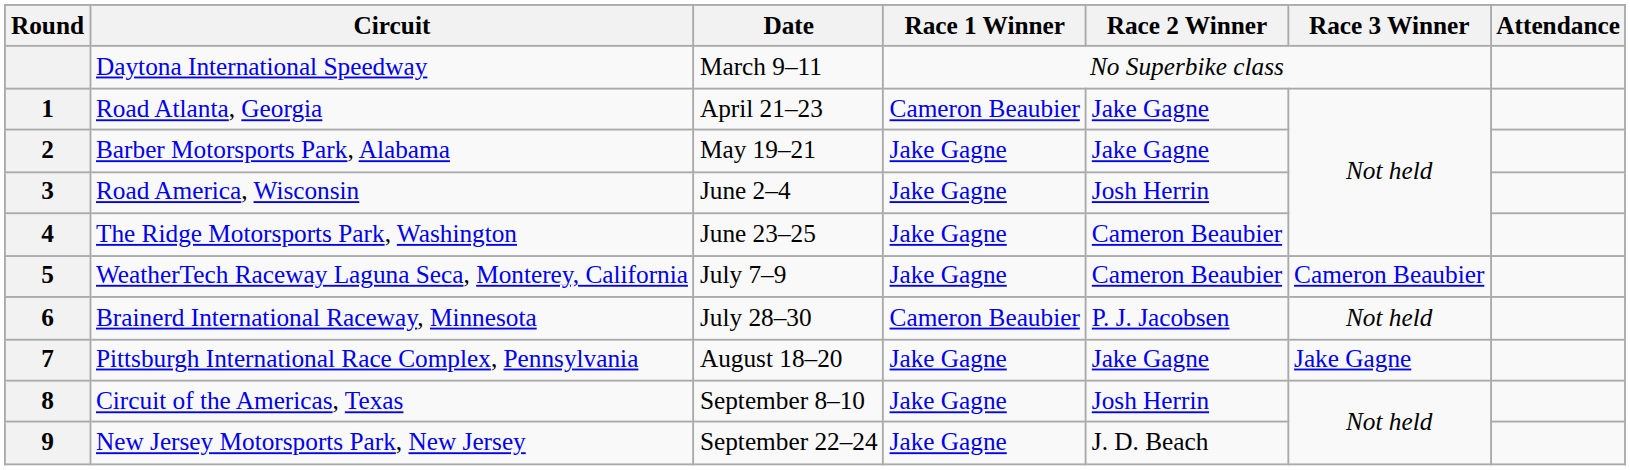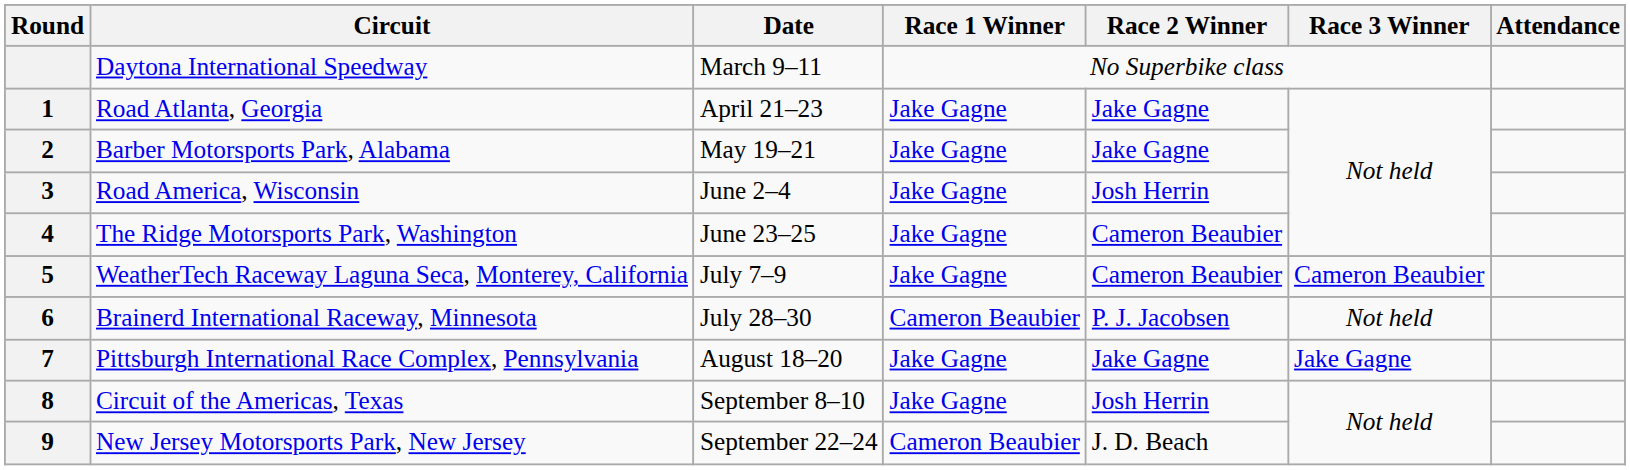(985, 108) Cameron Beaubier -> (948, 108) Jake Gagne
(948, 442) Jake Gagne -> (985, 442) Cameron Beaubier
